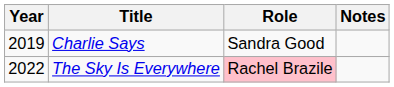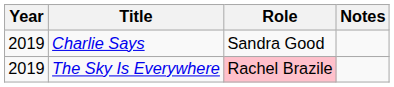(26, 69) 2022 -> (26, 69) 2019
